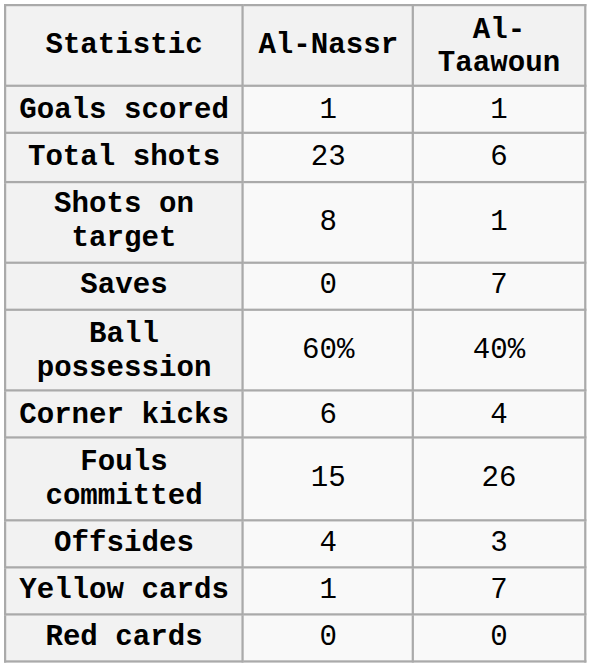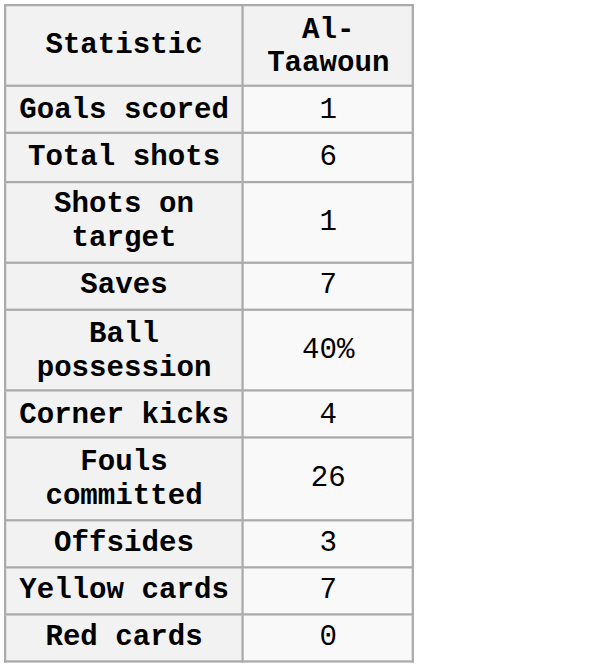- column: (328, 46)
